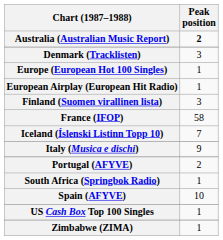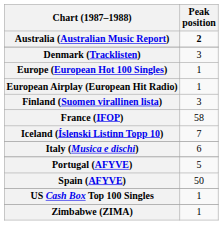(199, 149) 9 -> (199, 149) 6
(199, 165) 2 -> (199, 165) 5
- row: (92, 180)
(199, 196) 10 -> (199, 180) 50
